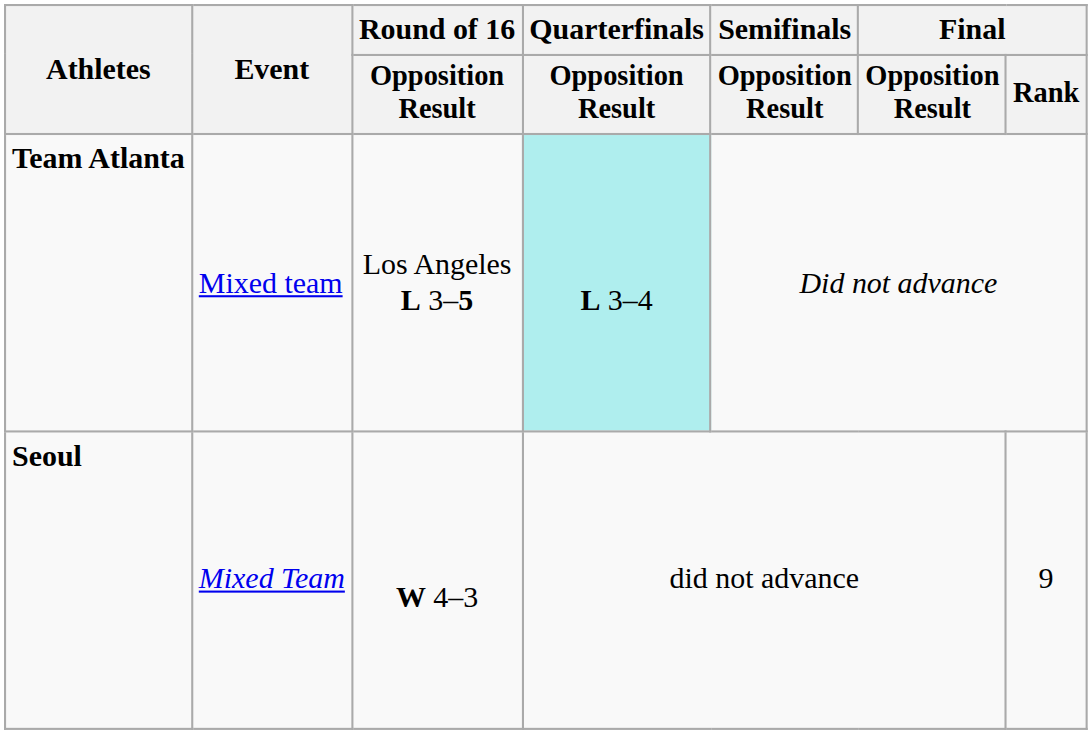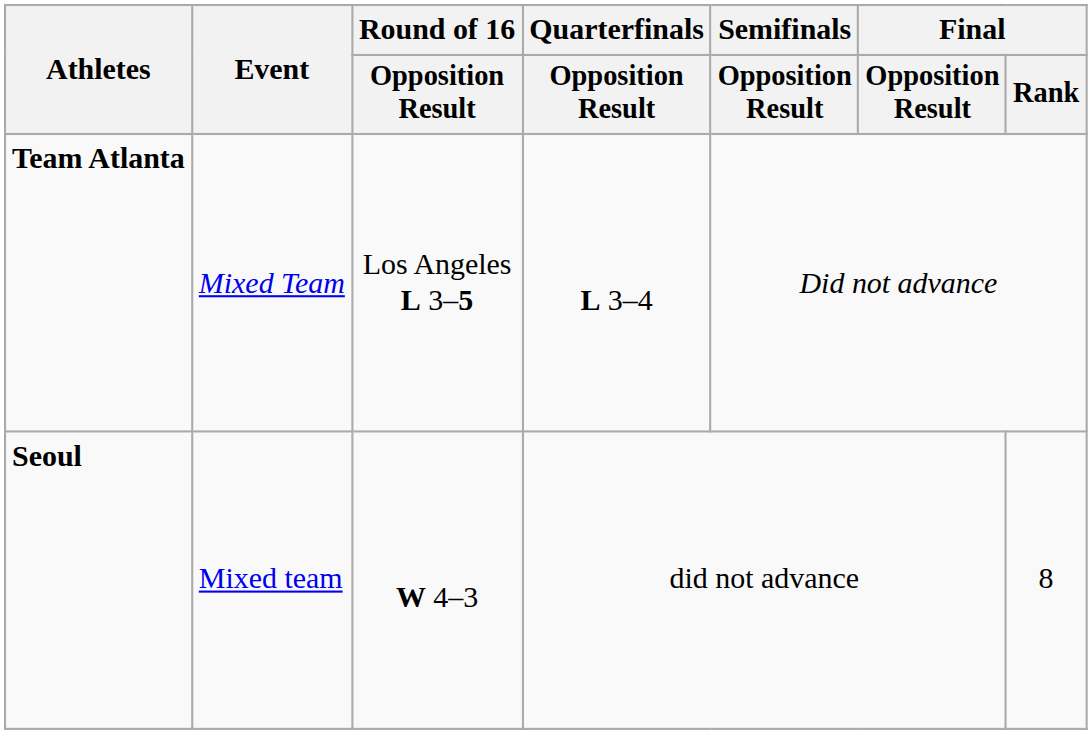(271, 282) Mixed team -> (272, 282) Mixed Team
(617, 300) paleturquoise background -> (617, 300) no background
(272, 579) Mixed Team -> (271, 579) Mixed team
(1046, 579) 9 -> (1046, 579) 8
